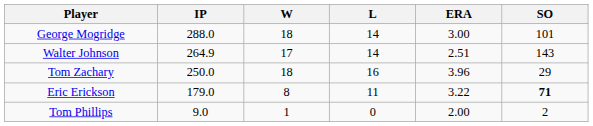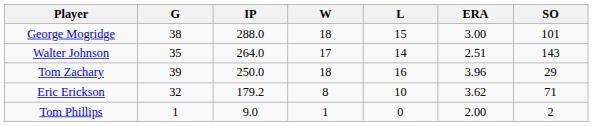+ column: (175, 14)
(373, 33) 14 -> (400, 33) 15
(201, 53) 264.9 -> (250, 53) 264.0
(201, 92) 179.0 -> (250, 92) 179.2
(373, 92) 11 -> (400, 92) 10
(459, 92) 3.22 -> (475, 92) 3.62
(545, 92) bold -> (551, 92) normal
